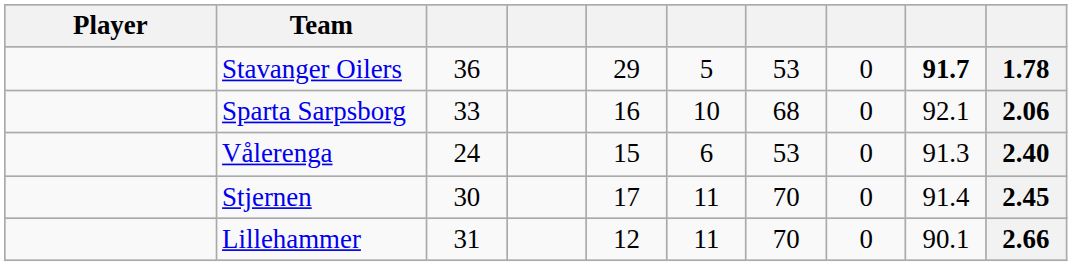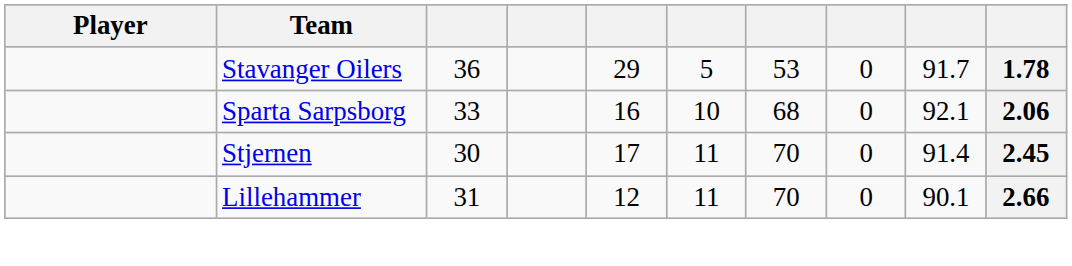(946, 68) bold -> (946, 68) normal
- row: (277, 153)
